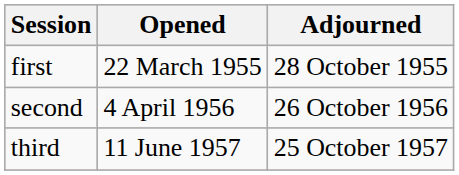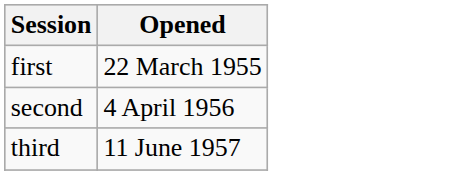- column: (361, 25)
